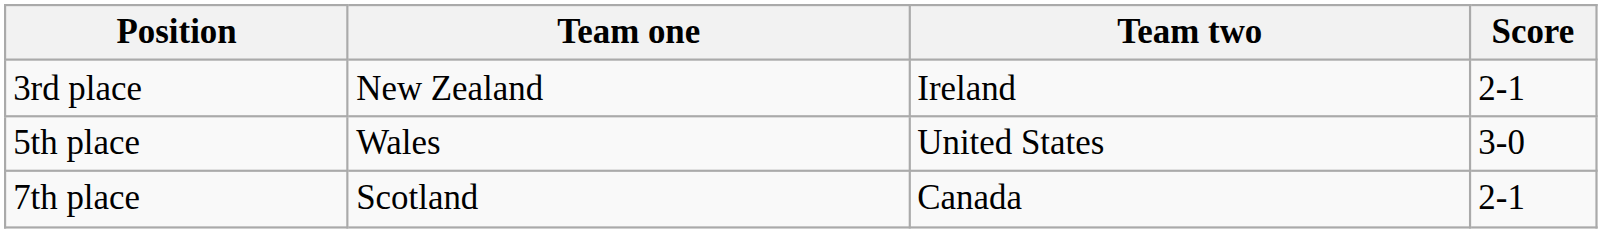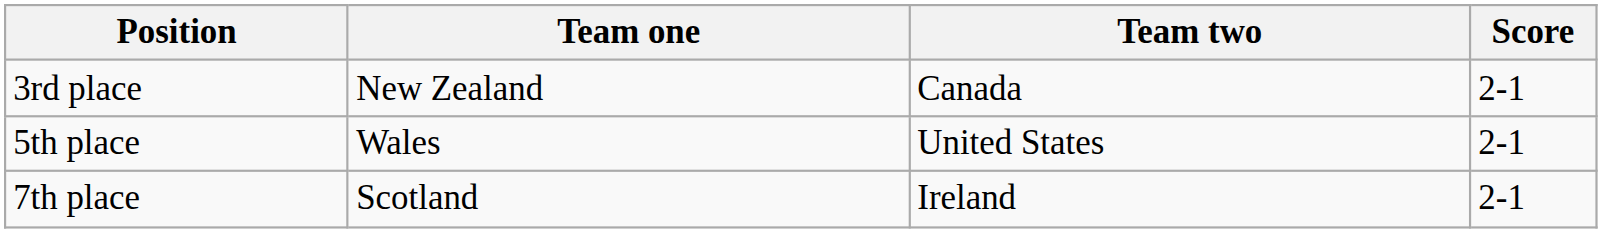(967, 87) Ireland -> (970, 87) Canada
(1502, 142) 3-0 -> (1502, 142) 2-1
(970, 198) Canada -> (967, 198) Ireland
